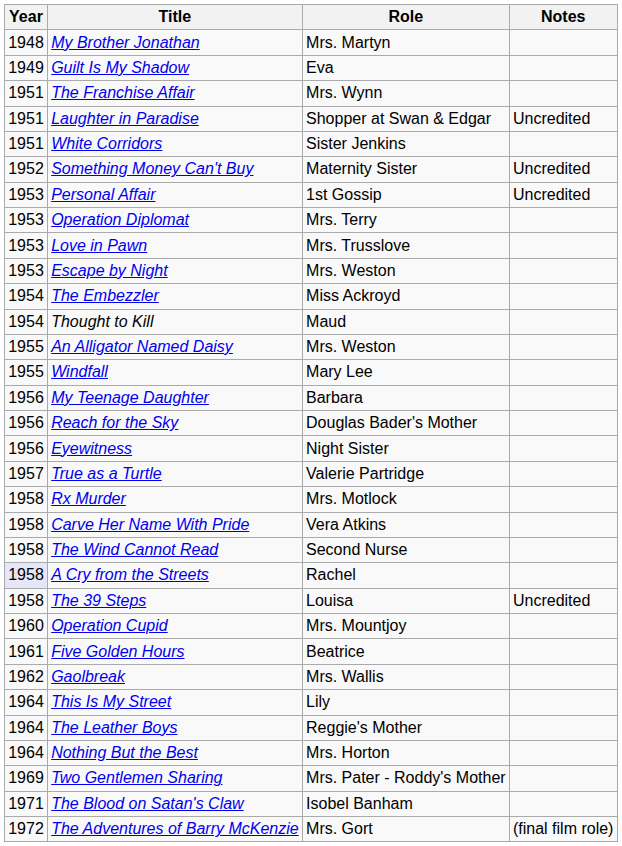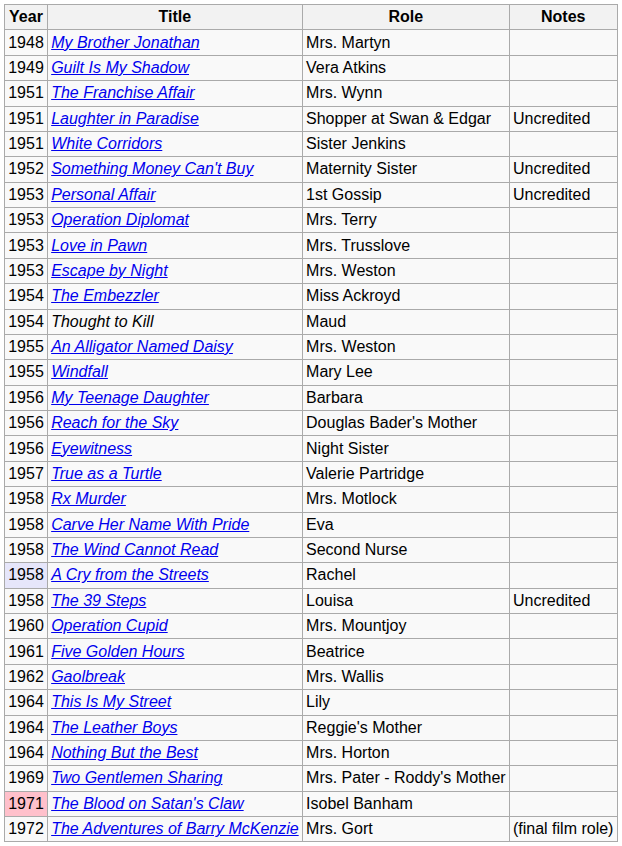(320, 67) Eva -> (346, 67) Vera Atkins
(346, 524) Vera Atkins -> (320, 524) Eva
(26, 803) no background -> (26, 803) pink background
